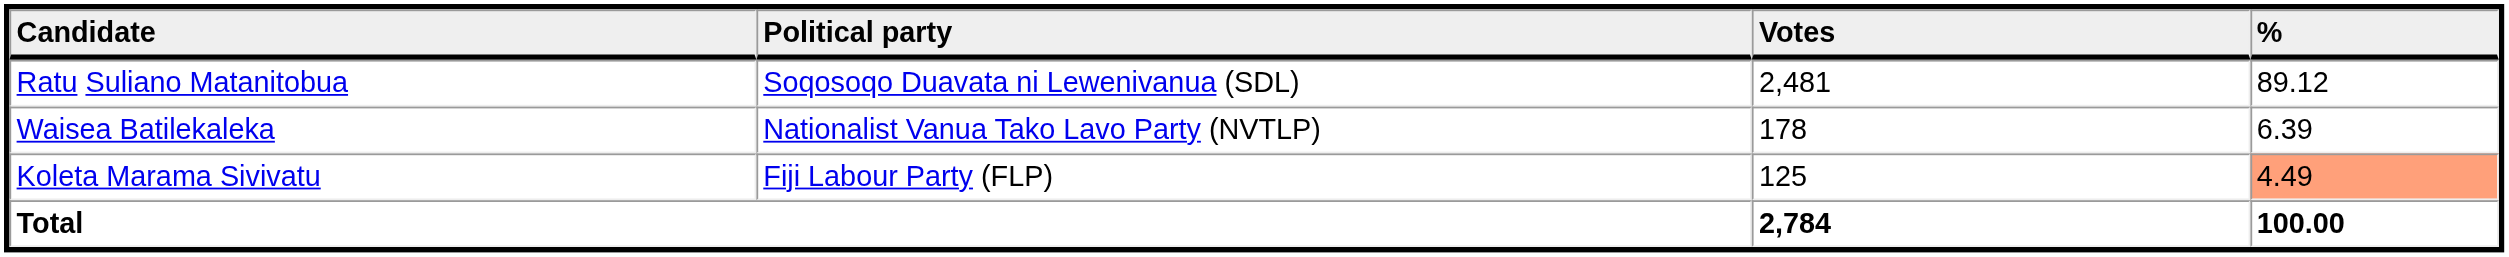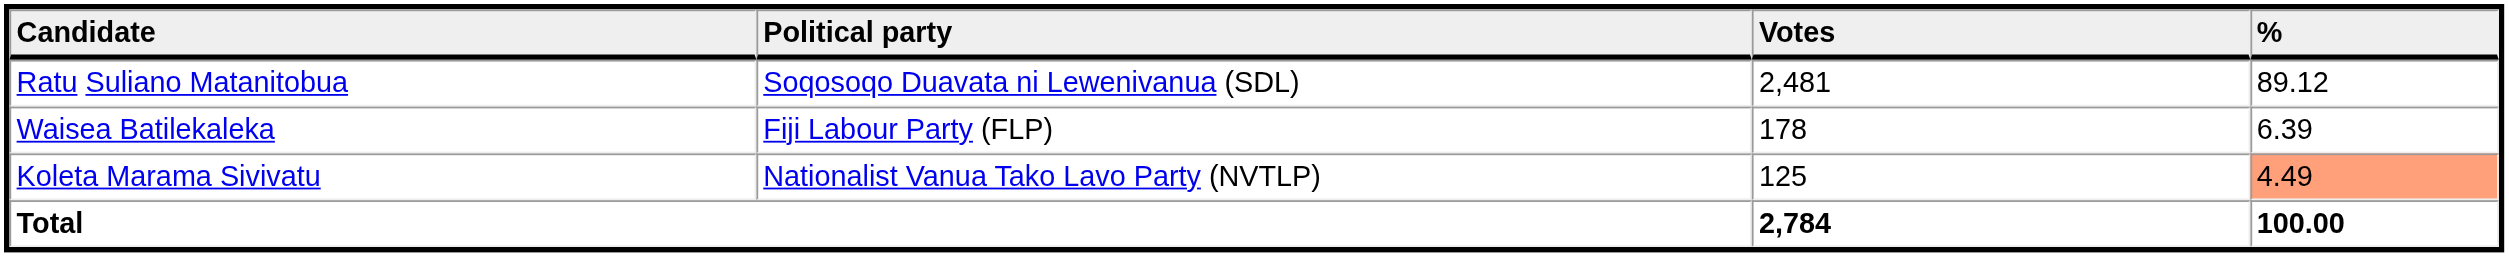(1042, 129) Nationalist Vanua Tako Lavo Party (NVTLP) -> (908, 129) Fiji Labour Party (FLP)
(908, 176) Fiji Labour Party (FLP) -> (1042, 176) Nationalist Vanua Tako Lavo Party (NVTLP)
